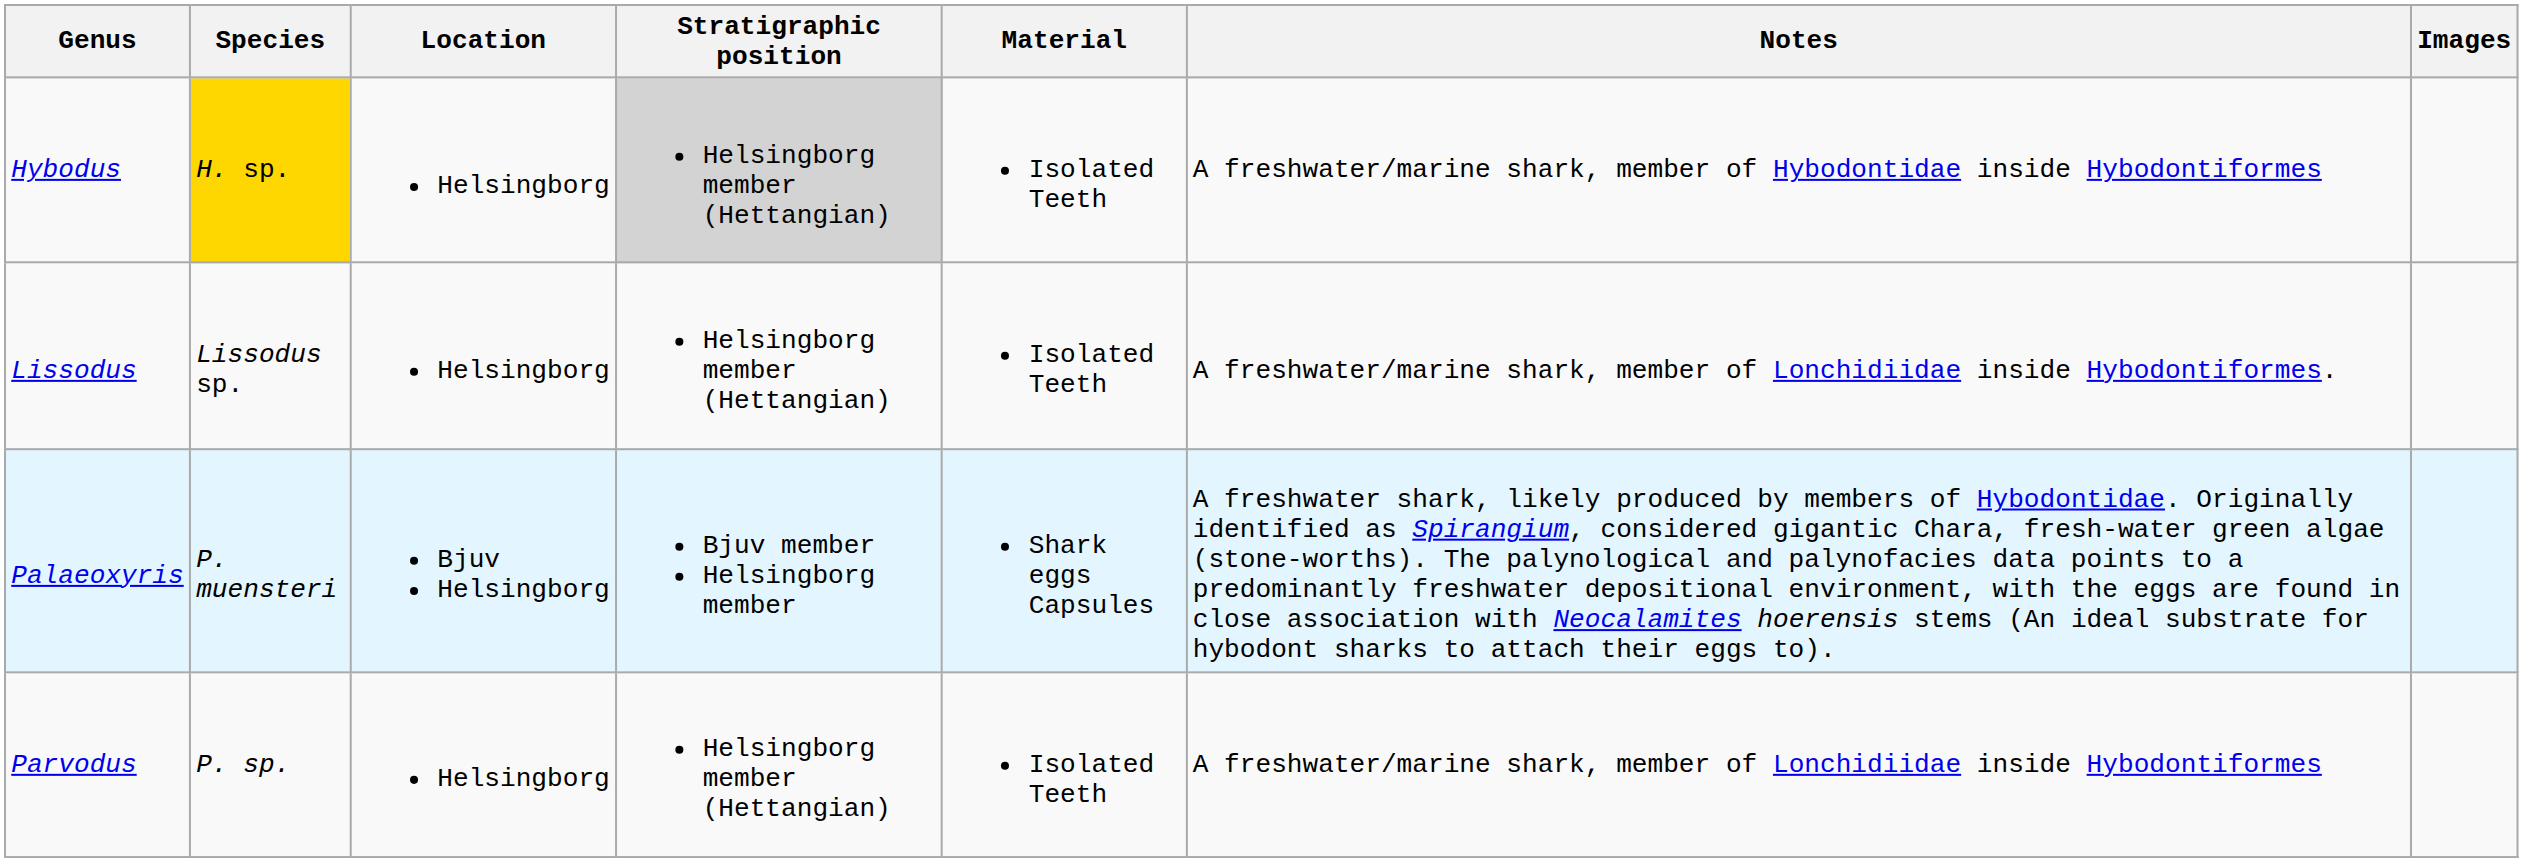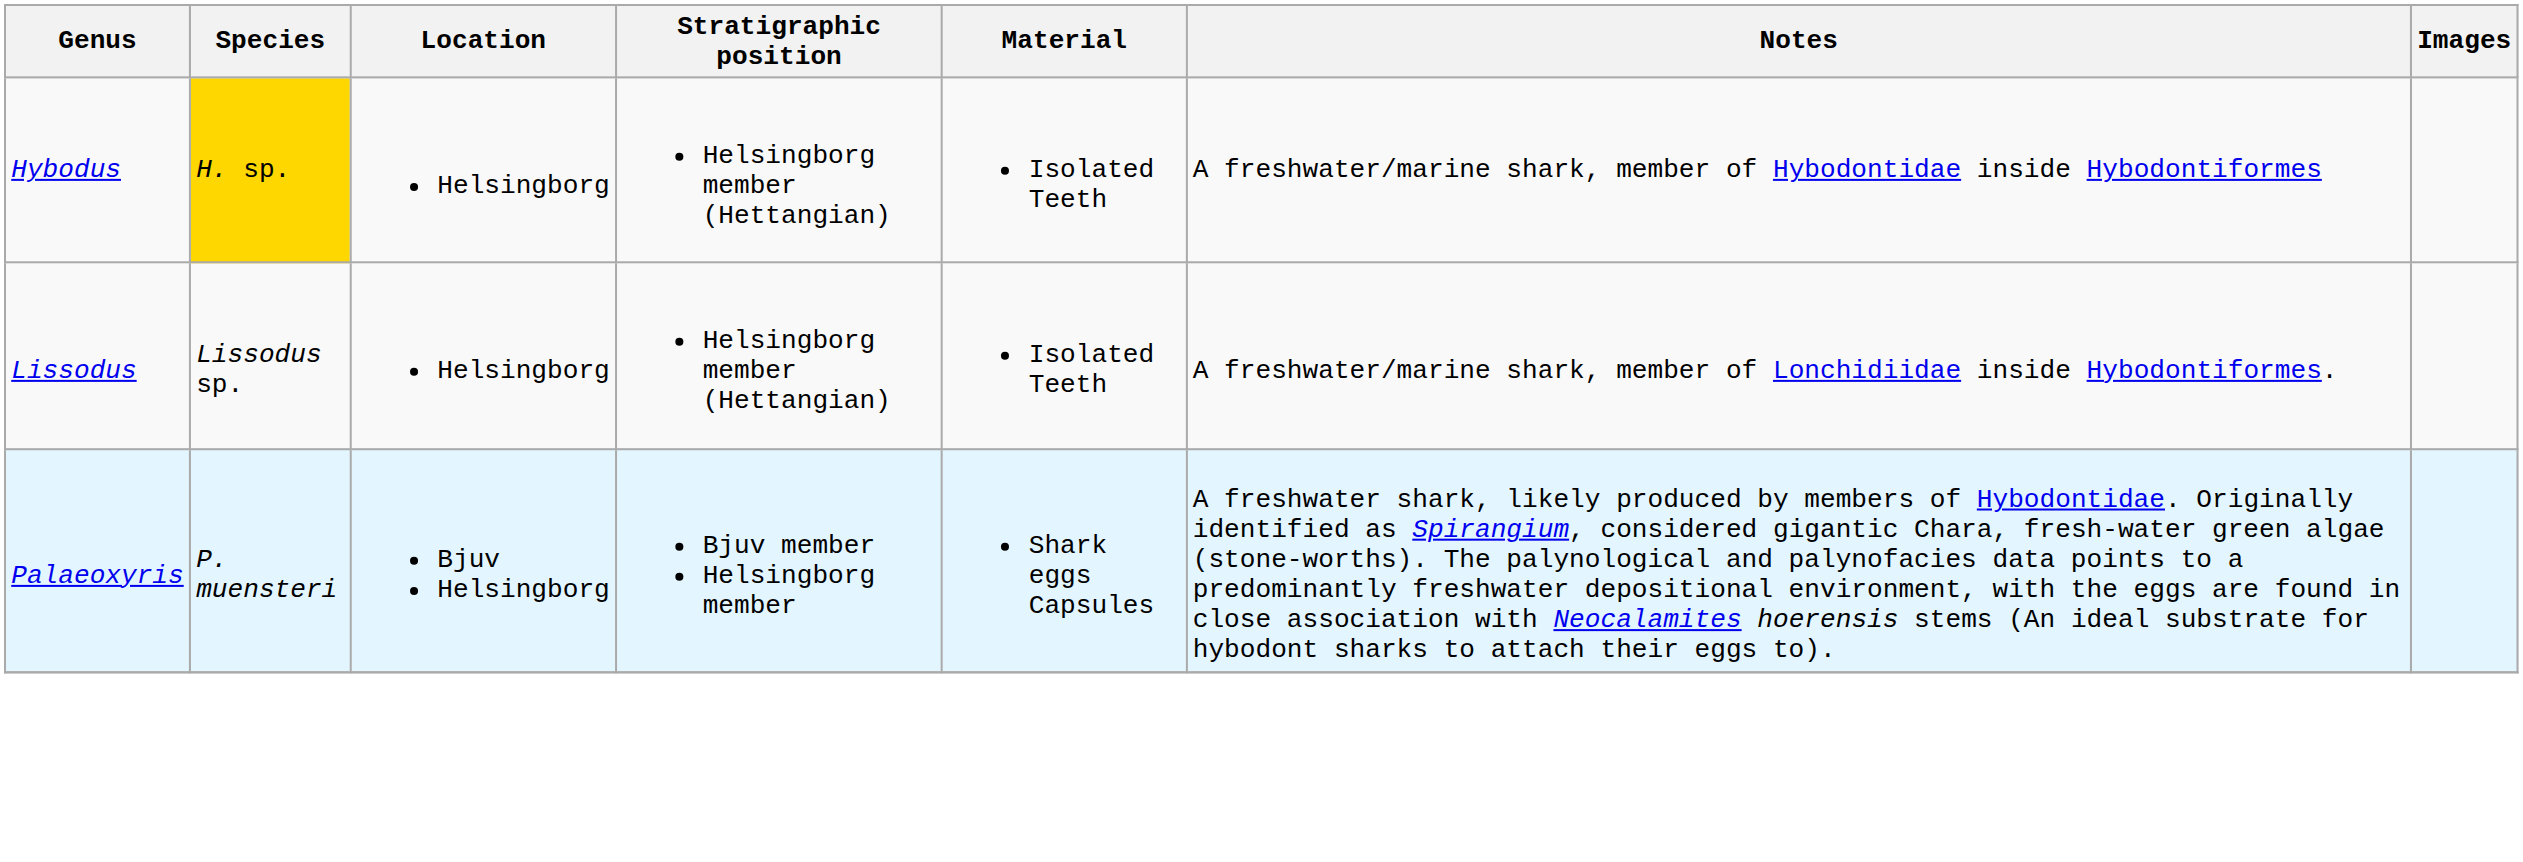(779, 185) lightgrey background -> (779, 185) no background
- row: (74, 764)
